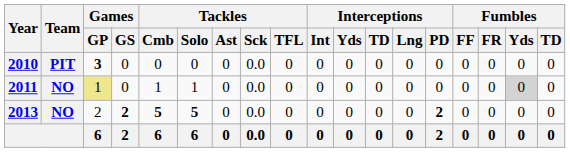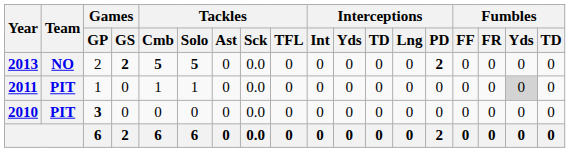rows swapped: (23, 64) <-> (23, 111)
(63, 87) NO -> (63, 87) PIT
(98, 87) khaki background -> (98, 87) no background
